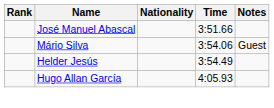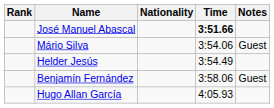(215, 29) normal -> (216, 29) bold
+ row: (85, 78)
